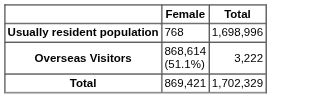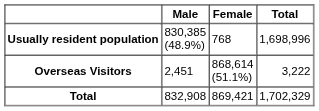+ column: (185, 14)
